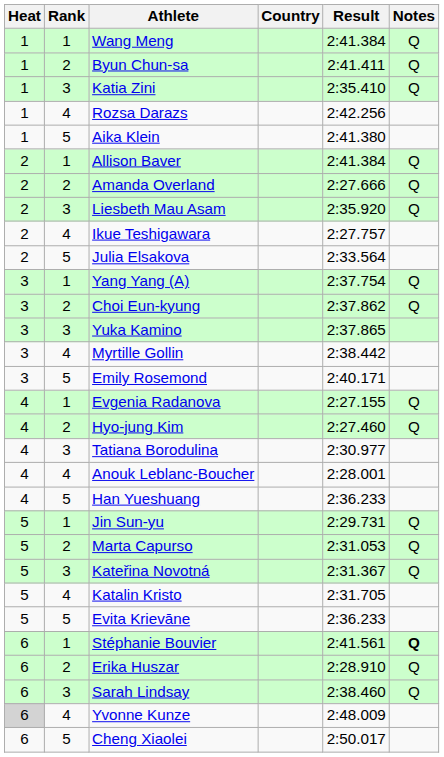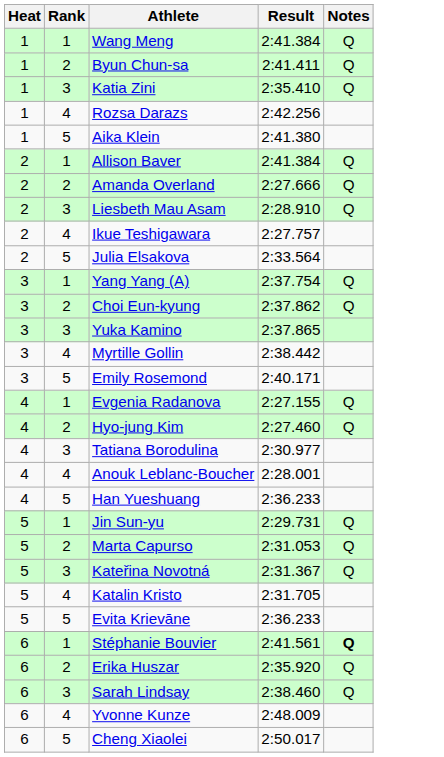- column: (290, 16)
(356, 209) 2:35.920 -> (291, 209) 2:28.910
(356, 667) 2:28.910 -> (291, 667) 2:35.920
(24, 715) lightgrey background -> (24, 715) no background
